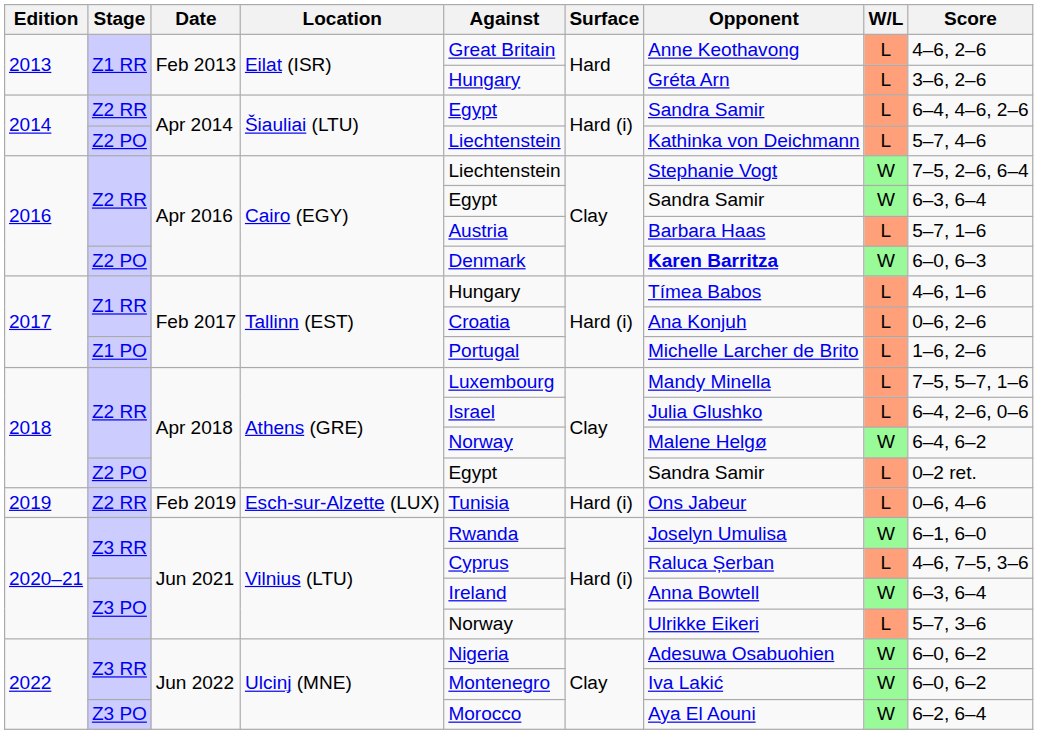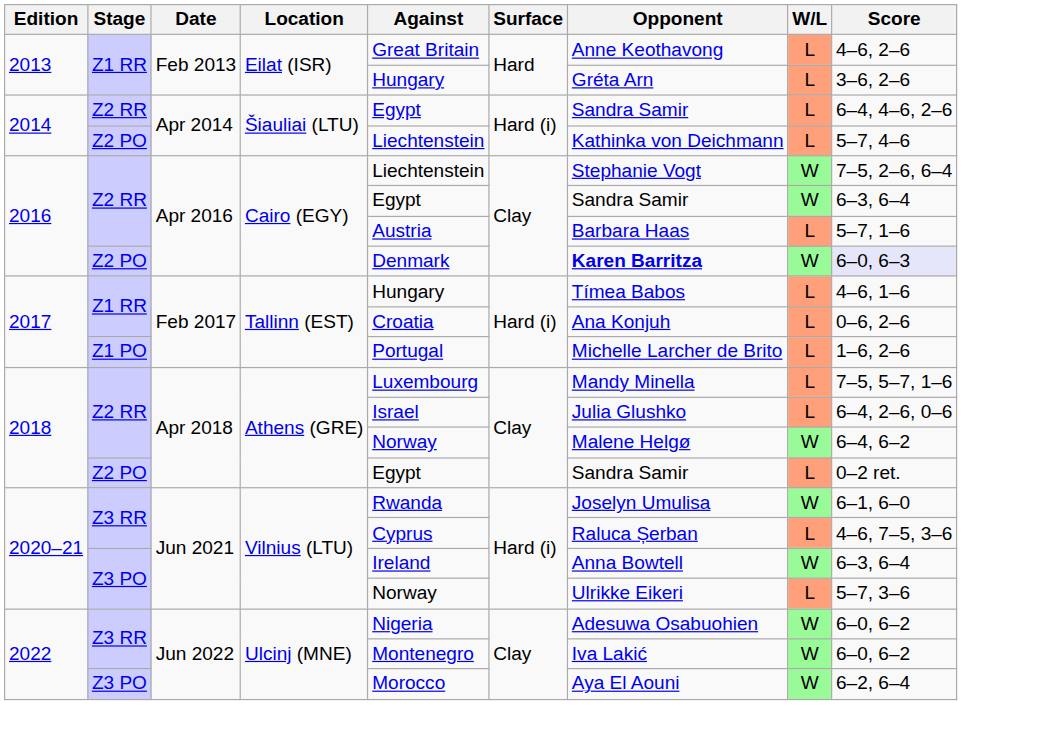(949, 261) no background -> (873, 261) lavender background
- row: (30, 502)
